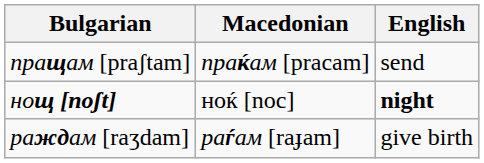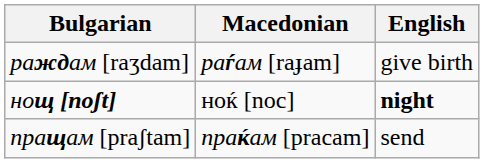rows swapped: (100, 61) <-> (100, 137)
